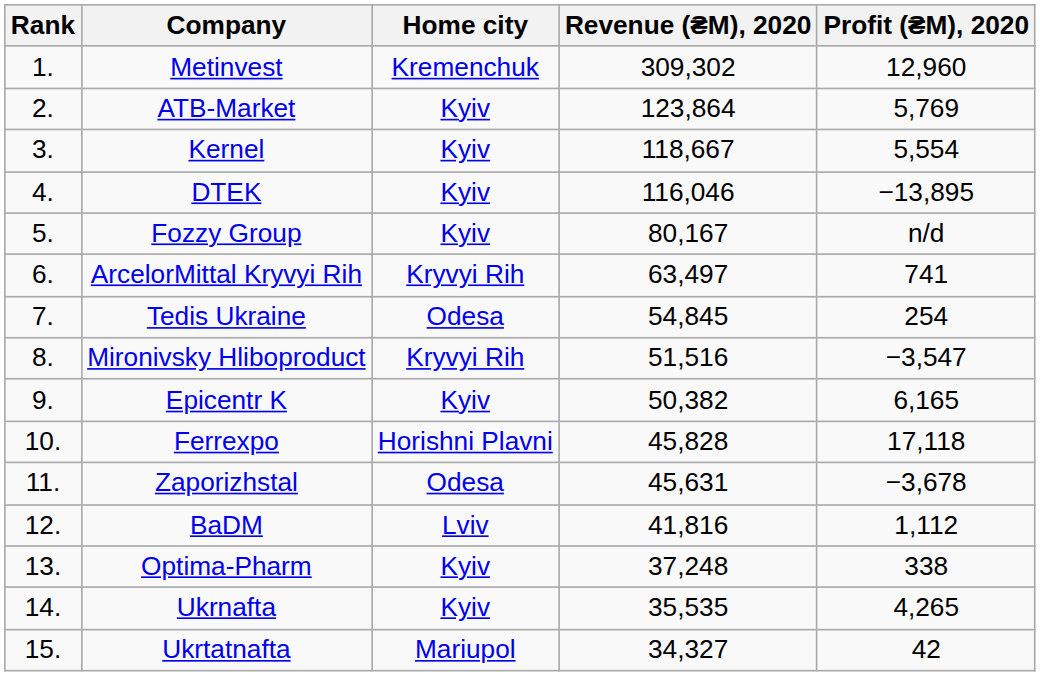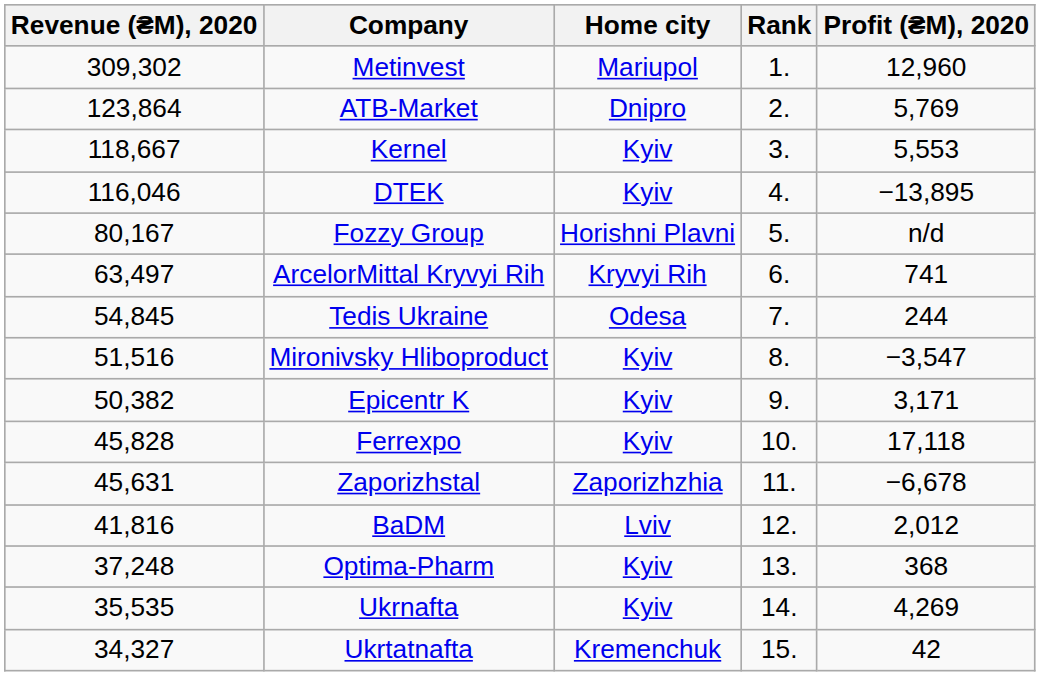columns swapped: (43, 25) <-> (688, 25)
(465, 66) Kremenchuk -> (648, 66) Mariupol
(465, 108) Kyiv -> (648, 108) Dnipro
(926, 150) 5,554 -> (926, 150) 5,553
(465, 233) Kyiv -> (648, 233) Horishni Plavni
(926, 316) 254 -> (926, 316) 244
(465, 358) Kryvyi Rih -> (648, 358) Kyiv
(926, 399) 6,165 -> (926, 399) 3,171
(465, 441) Horishni Plavni -> (648, 441) Kyiv
(465, 483) Odesa -> (648, 483) Zaporizhzhia
(926, 483) −3,678 -> (926, 483) −6,678
(926, 524) 1,112 -> (926, 524) 2,012
(926, 566) 338 -> (926, 566) 368
(926, 607) 4,265 -> (926, 607) 4,269
(465, 649) Mariupol -> (648, 649) Kremenchuk
